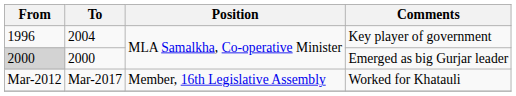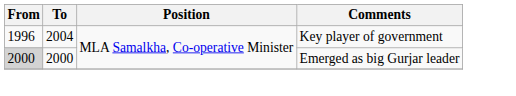- row: (404, 79)
